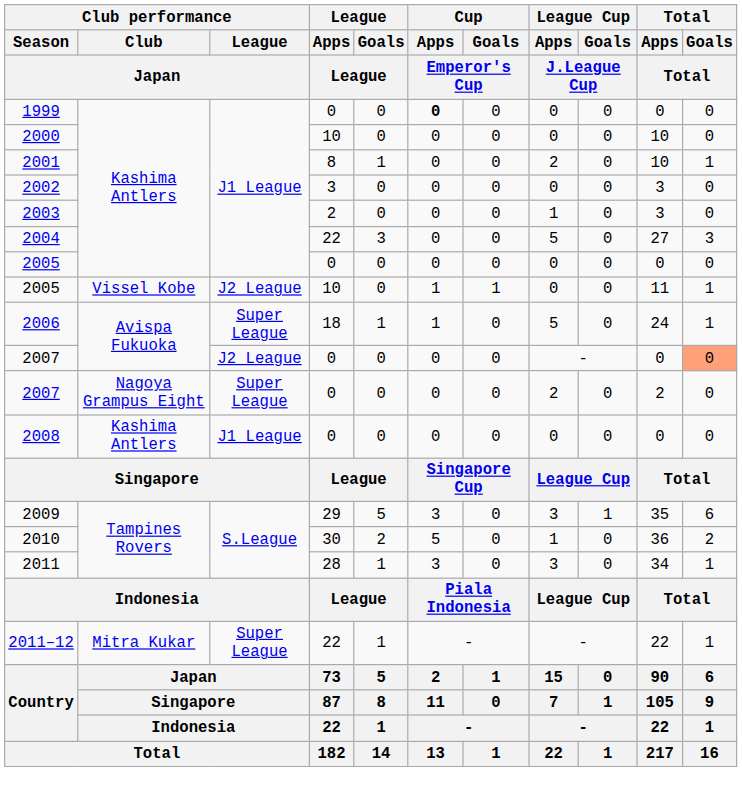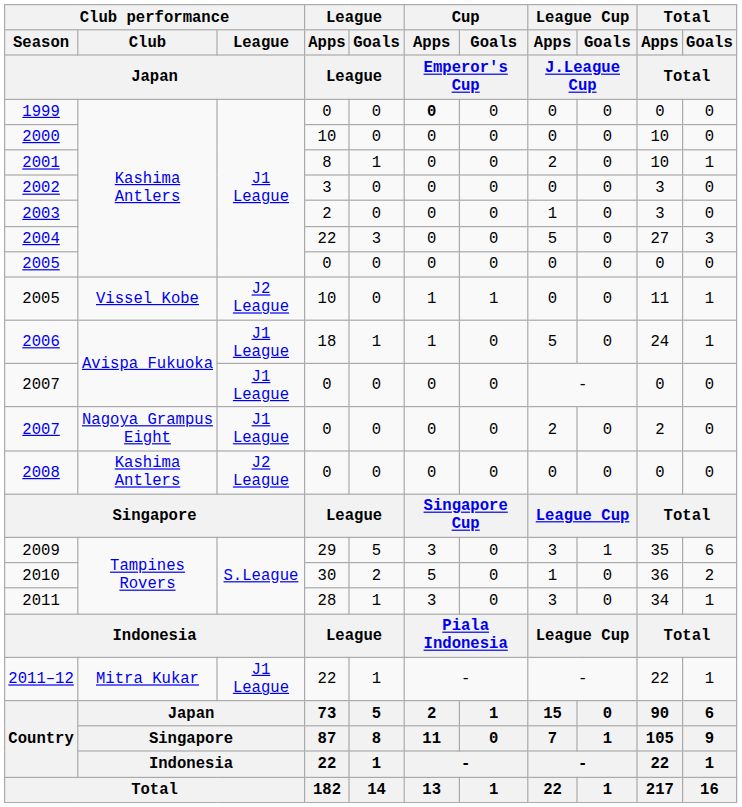(260, 324) Super League -> (261, 342) J1 League
(260, 358) J2 League -> (261, 385) J1 League
(709, 358) lightsalmon background -> (709, 385) no background
(260, 393) Super League -> (261, 429) J1 League
(260, 436) J1 League -> (261, 472) J2 League
(260, 643) Super League -> (261, 679) J1 League
